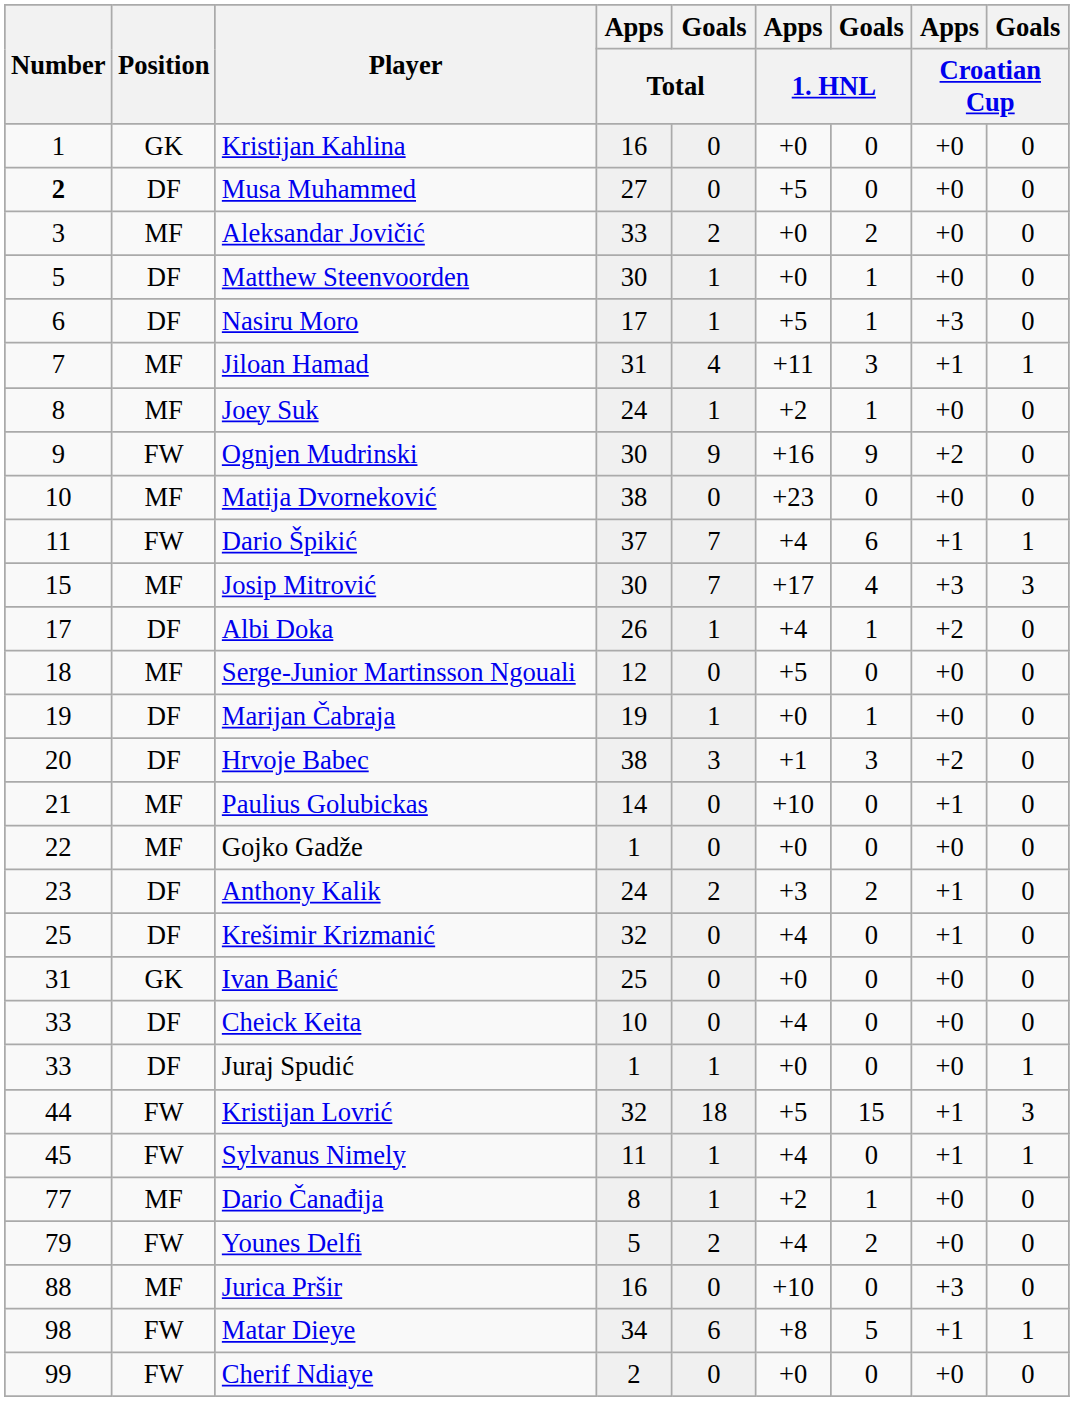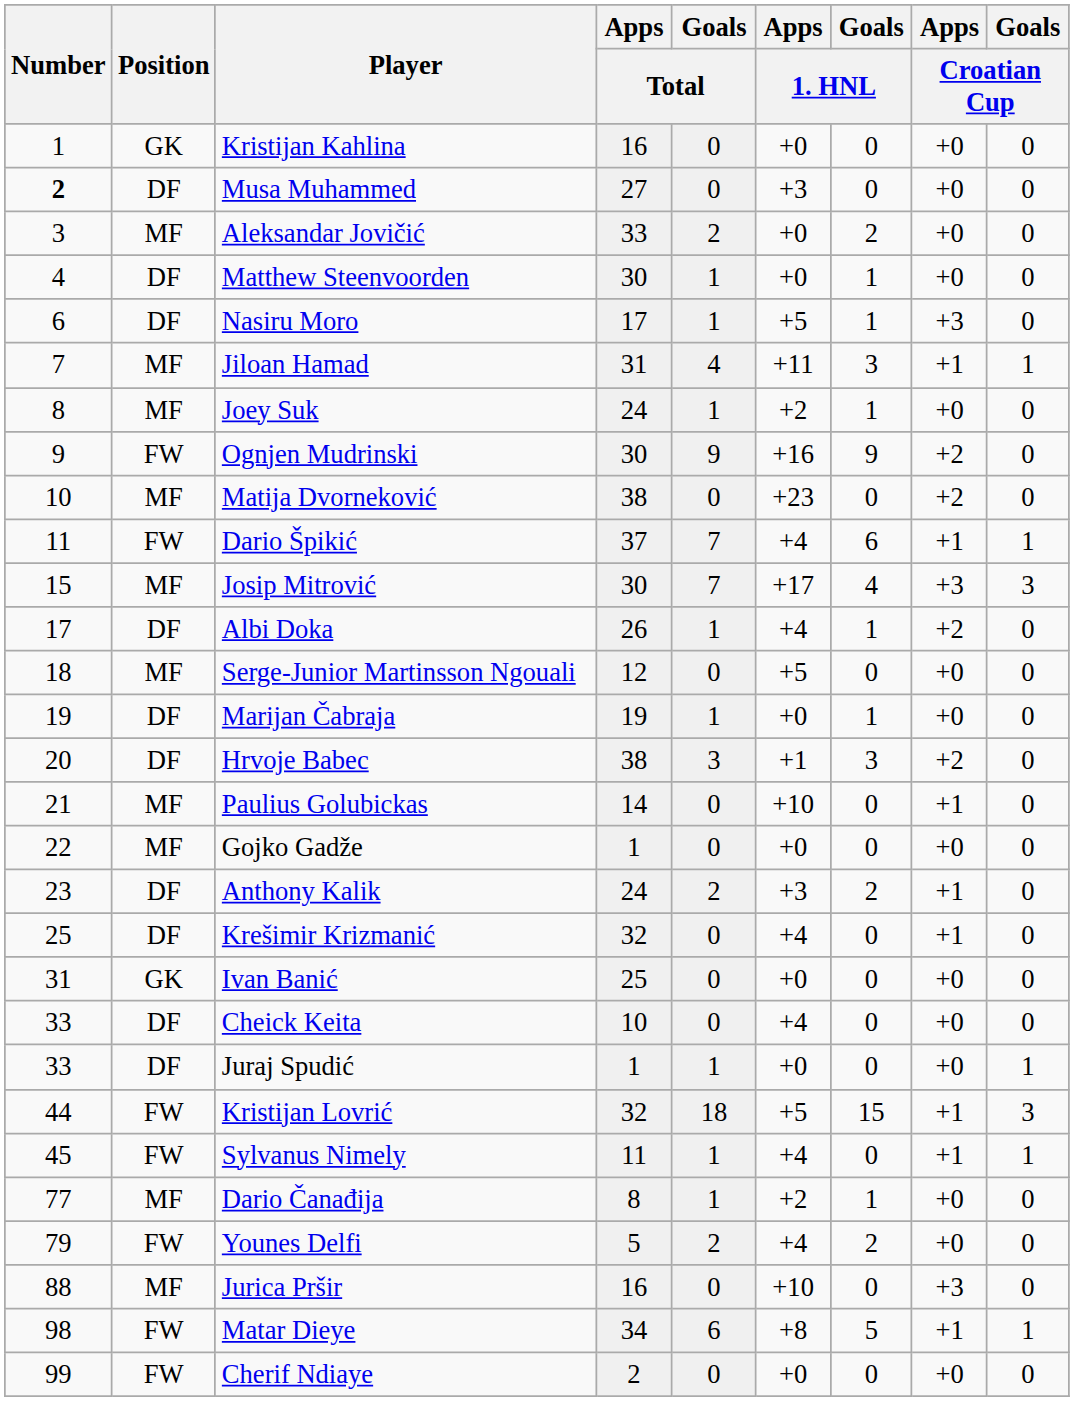(793, 189) +5 -> (793, 189) +3
(58, 277) 5 -> (58, 277) 4
(950, 496) +0 -> (950, 496) +2
